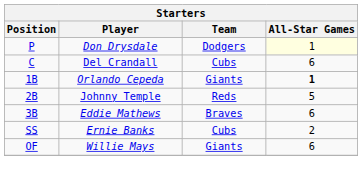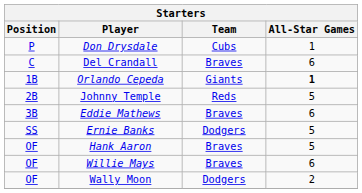(224, 46) Dodgers -> (224, 46) Cubs
(312, 46) lightyellow background -> (312, 46) no background
(224, 63) Cubs -> (224, 63) Braves
(224, 130) Cubs -> (224, 130) Dodgers
(312, 130) 2 -> (312, 130) 5
+ row: (120, 147)
(224, 147) Giants -> (224, 163) Braves
+ row: (120, 180)
